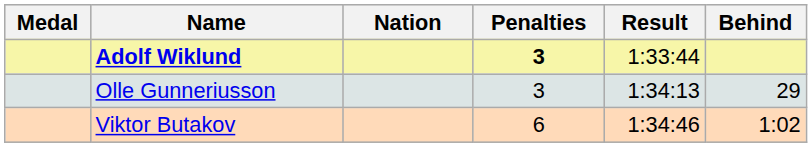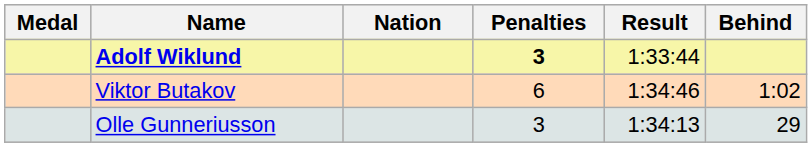rows swapped: (186, 91) <-> (165, 125)
